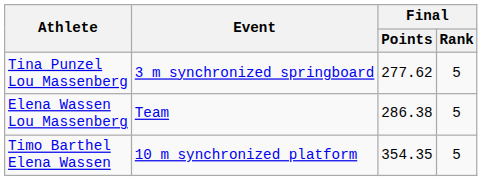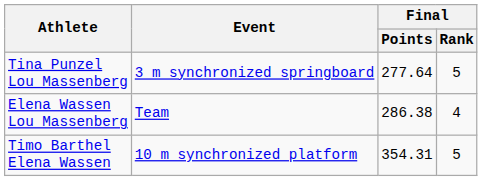(407, 73) 277.62 -> (407, 73) 277.64
(457, 114) 5 -> (457, 114) 4
(407, 155) 354.35 -> (407, 155) 354.31
